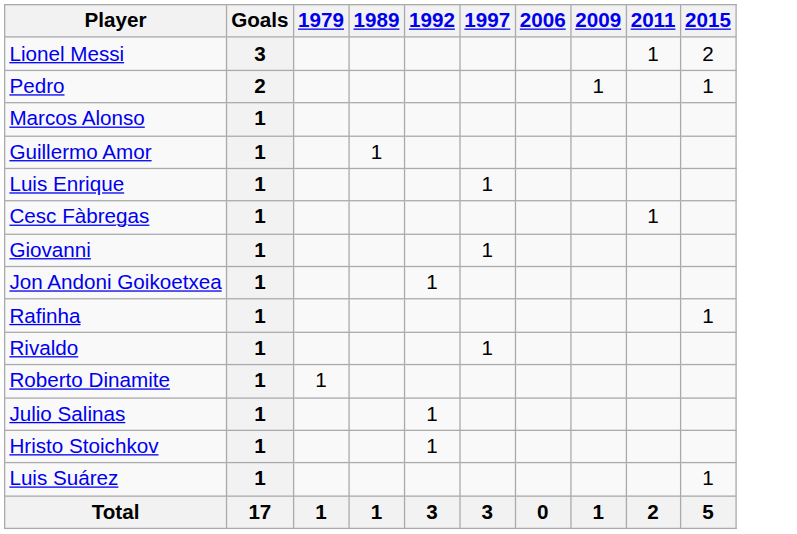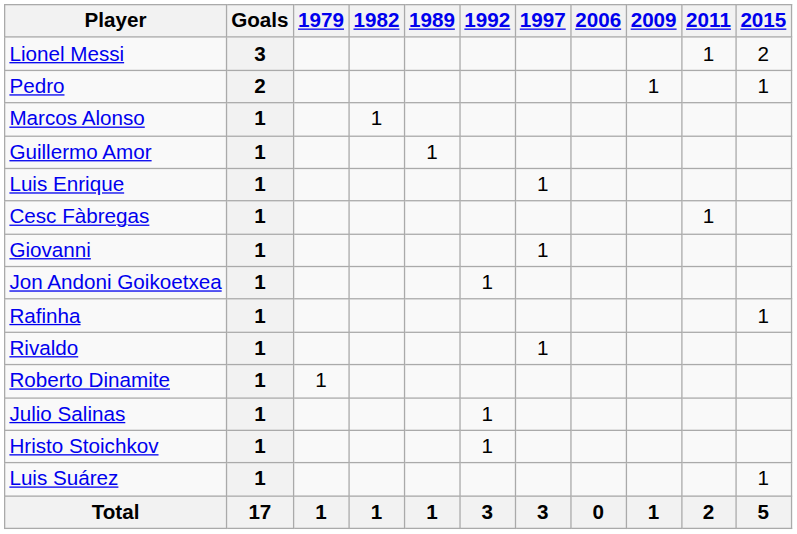+ column: (376, 20)
